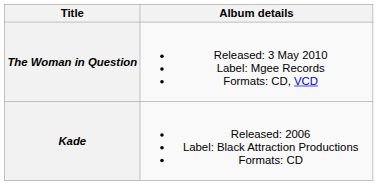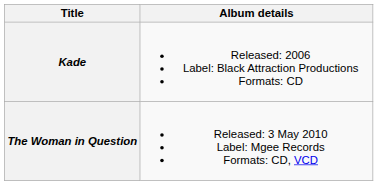rows swapped: (72, 141) <-> (72, 62)
